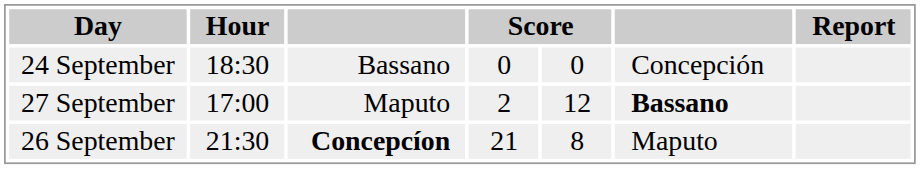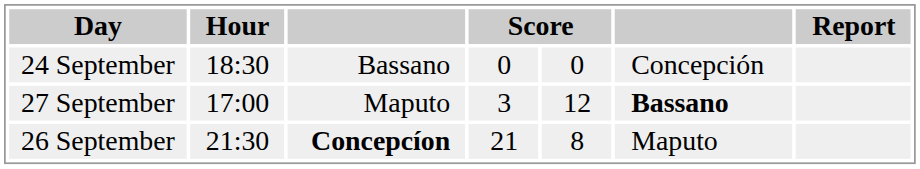(504, 102) 2 -> (504, 102) 3
